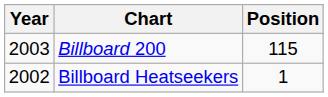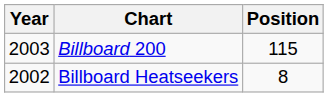(283, 77) 1 -> (283, 77) 8
